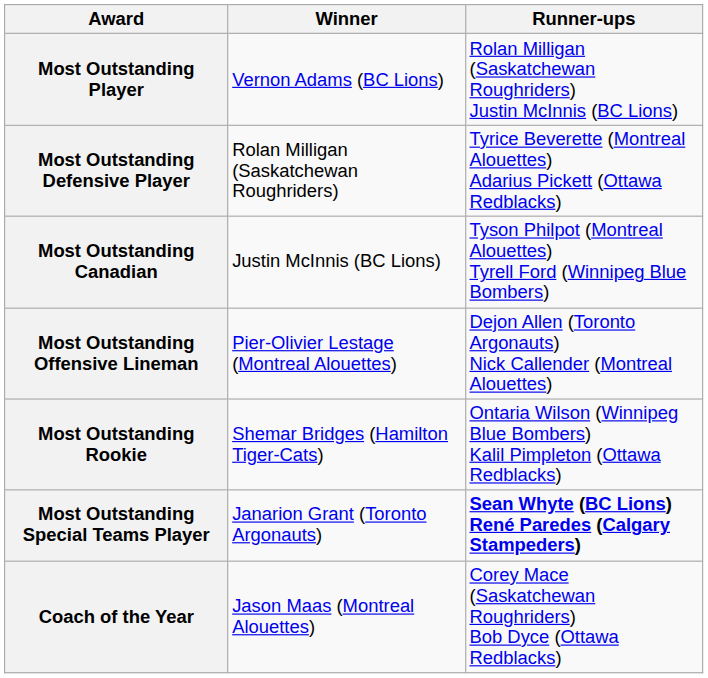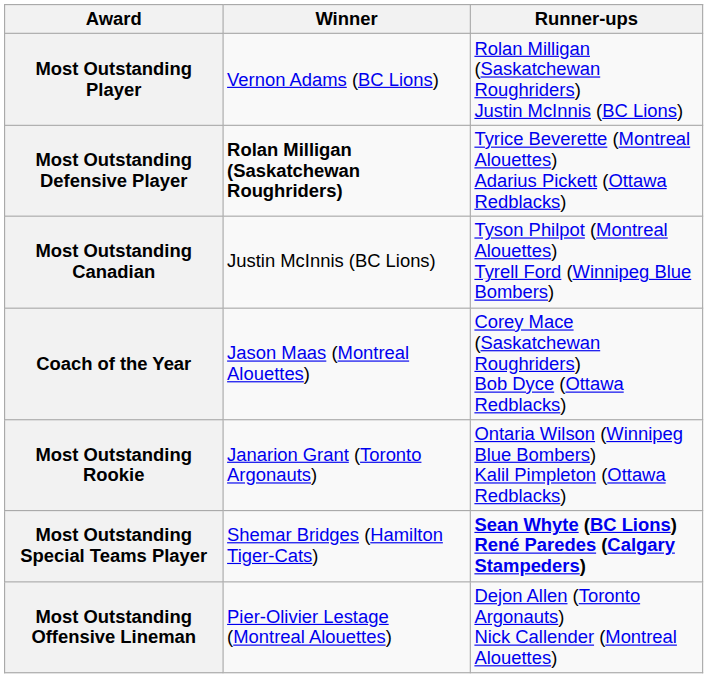(295, 170) normal -> (294, 170) bold
rows swapped: (116, 353) <-> (116, 616)
(340, 444) Shemar Bridges (Hamilton Tiger-Cats) -> (324, 465) Janarion Grant (Toronto Argonauts)
(329, 525) Janarion Grant (Toronto Argonauts) -> (335, 546) Shemar Bridges (Hamilton Tiger-Cats)
